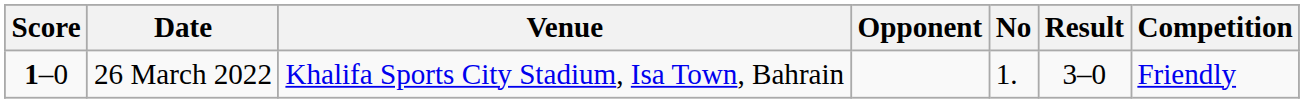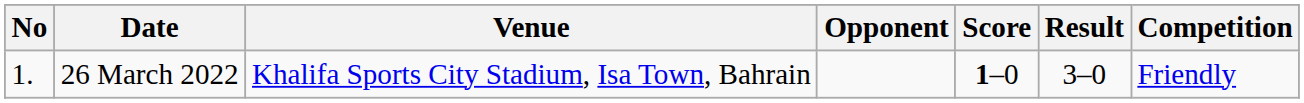columns swapped: (1013, 27) <-> (46, 27)
